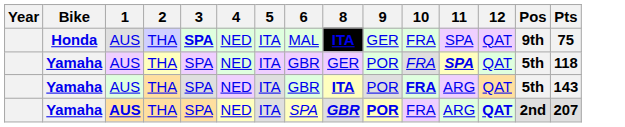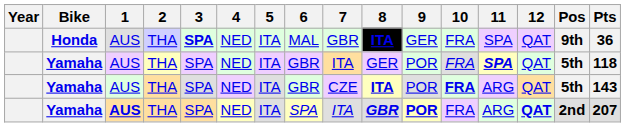+ column: (343, 17)
(566, 40) 75 -> (605, 40) 36
